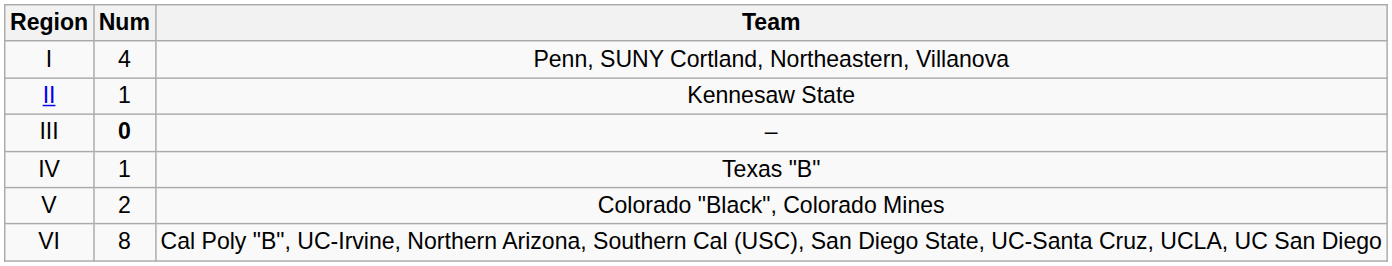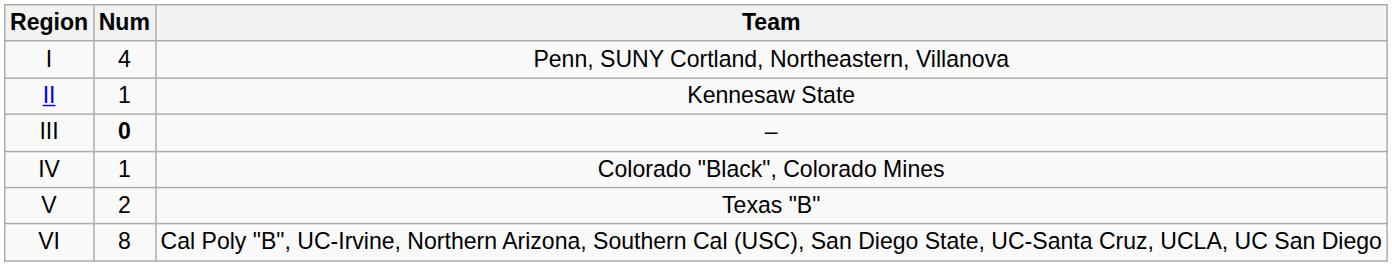(771, 168) Texas "B" -> (771, 168) Colorado "Black", Colorado Mines
(771, 205) Colorado "Black", Colorado Mines -> (771, 205) Texas "B"
